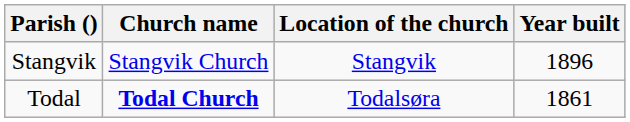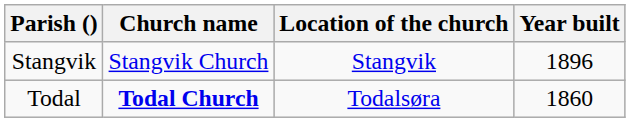(569, 98) 1861 -> (569, 98) 1860
